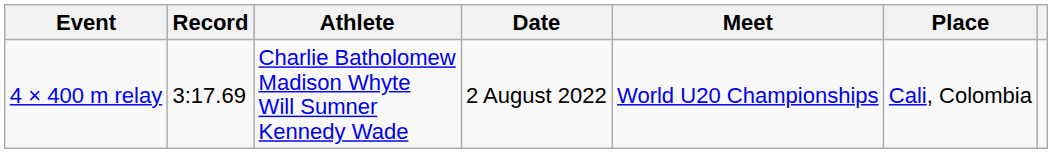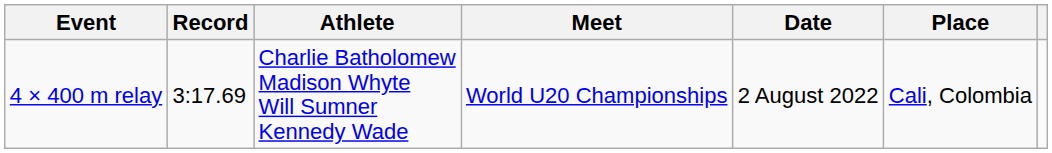columns swapped: (536, 22) <-> (748, 22)
